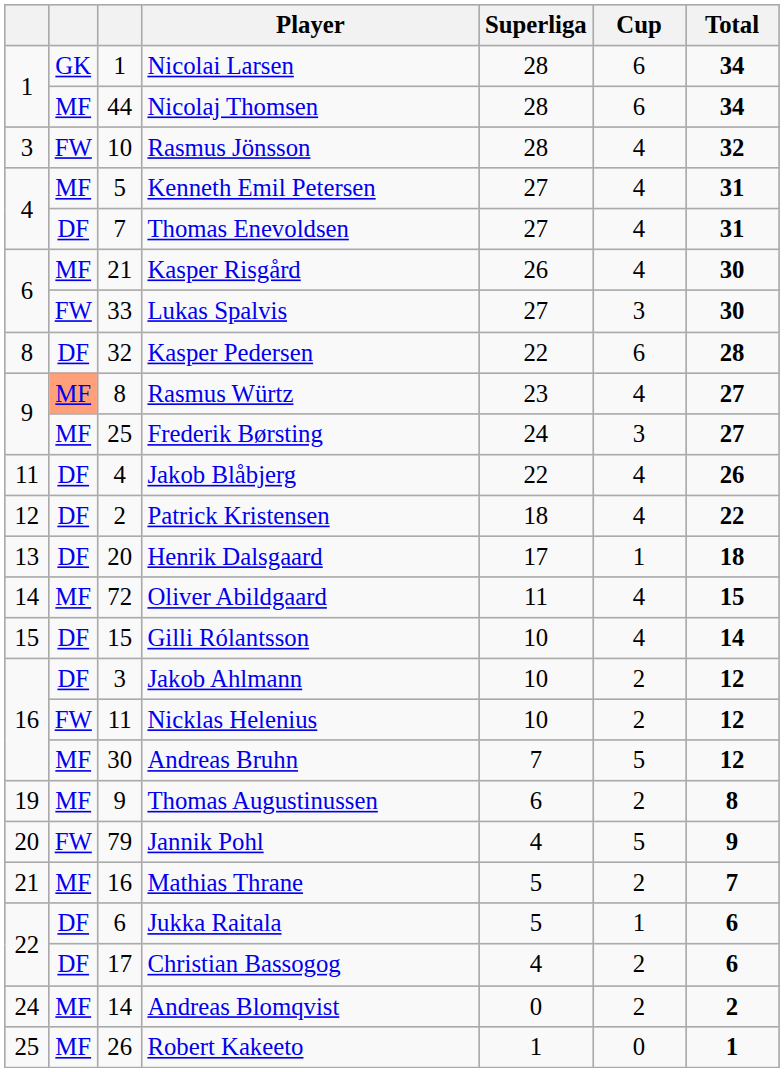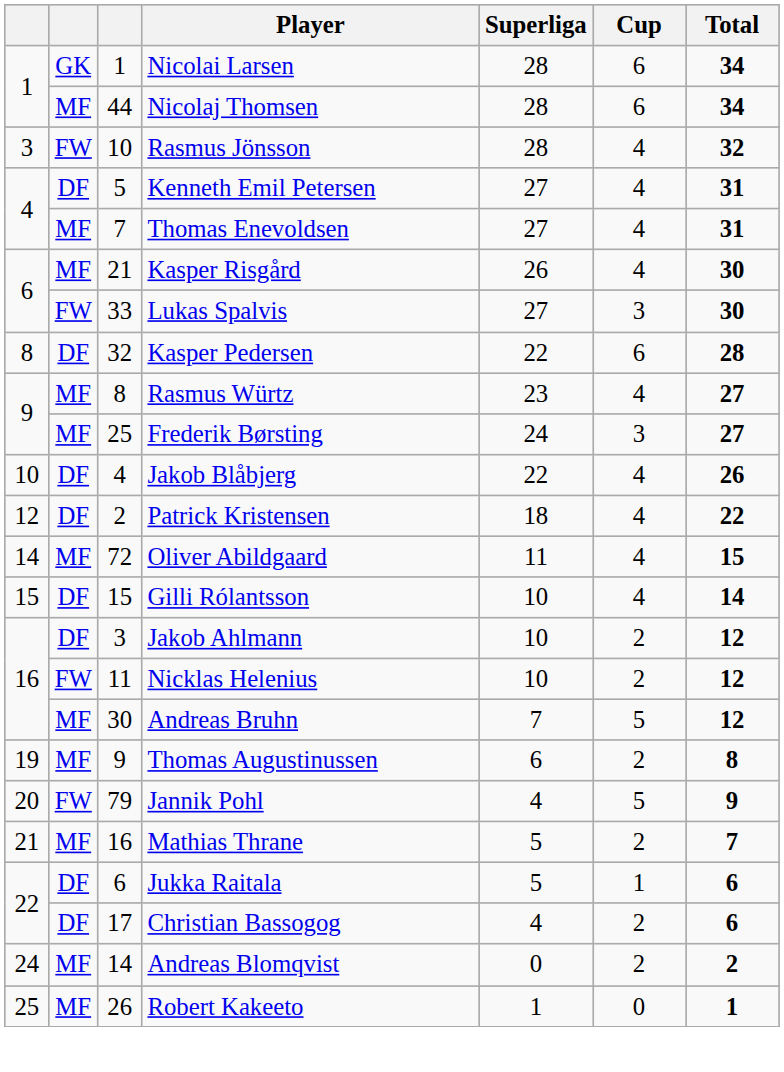(73, 188) MF -> (73, 188) DF
(73, 229) DF -> (73, 229) MF
(73, 392) lightsalmon background -> (73, 392) no background
(27, 474) 11 -> (27, 474) 10
- row: (235, 556)
